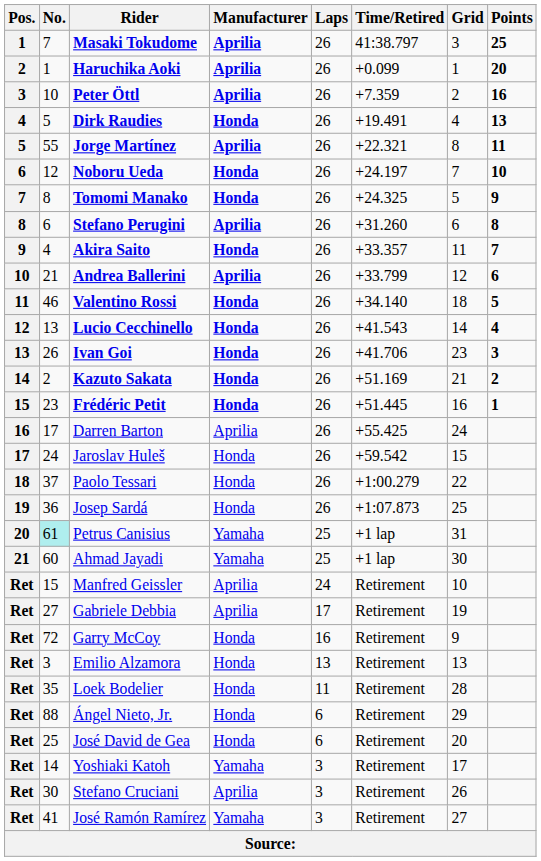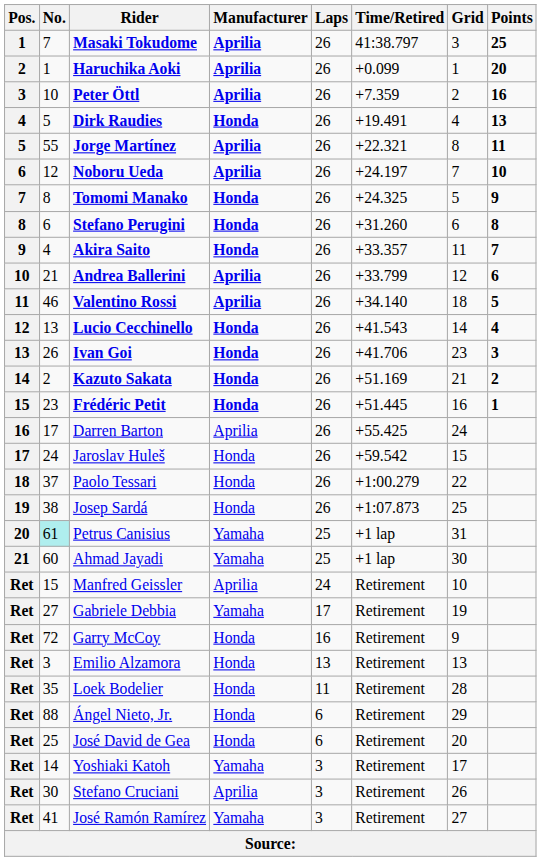(236, 172) Honda -> (237, 172) Aprilia
(237, 224) Aprilia -> (236, 224) Honda
(236, 301) Honda -> (237, 301) Aprilia
(51, 508) 36 -> (51, 508) 38
(235, 611) Aprilia -> (239, 611) Yamaha
